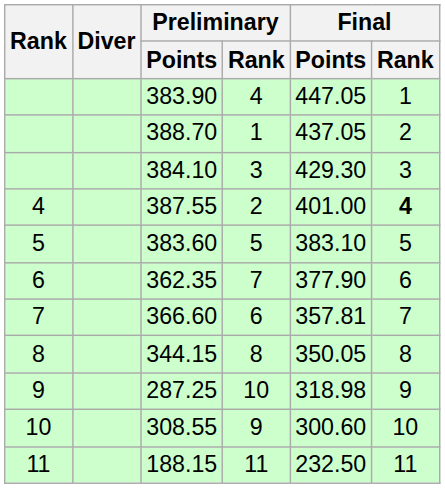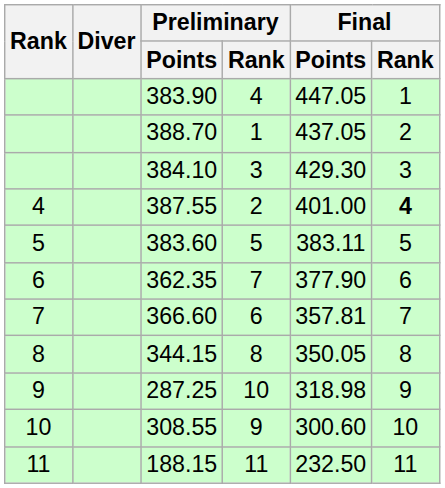(331, 243) 383.10 -> (331, 243) 383.11
